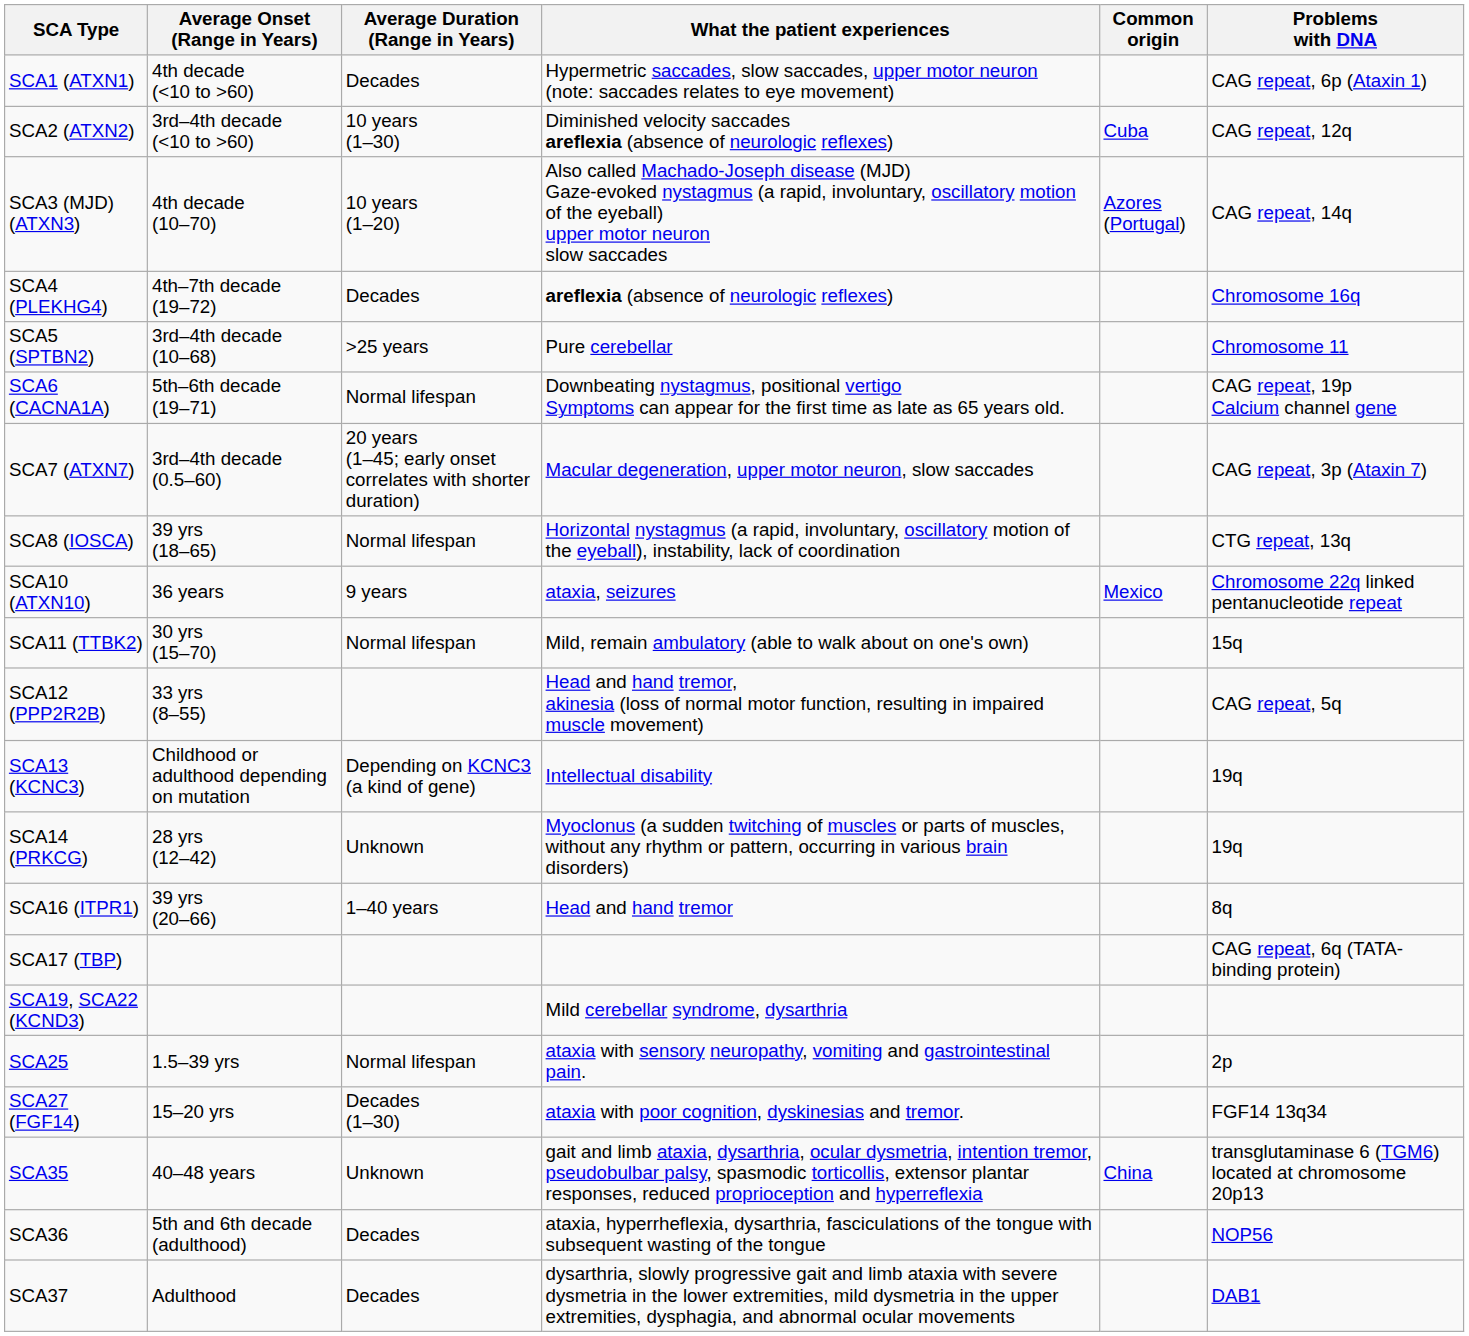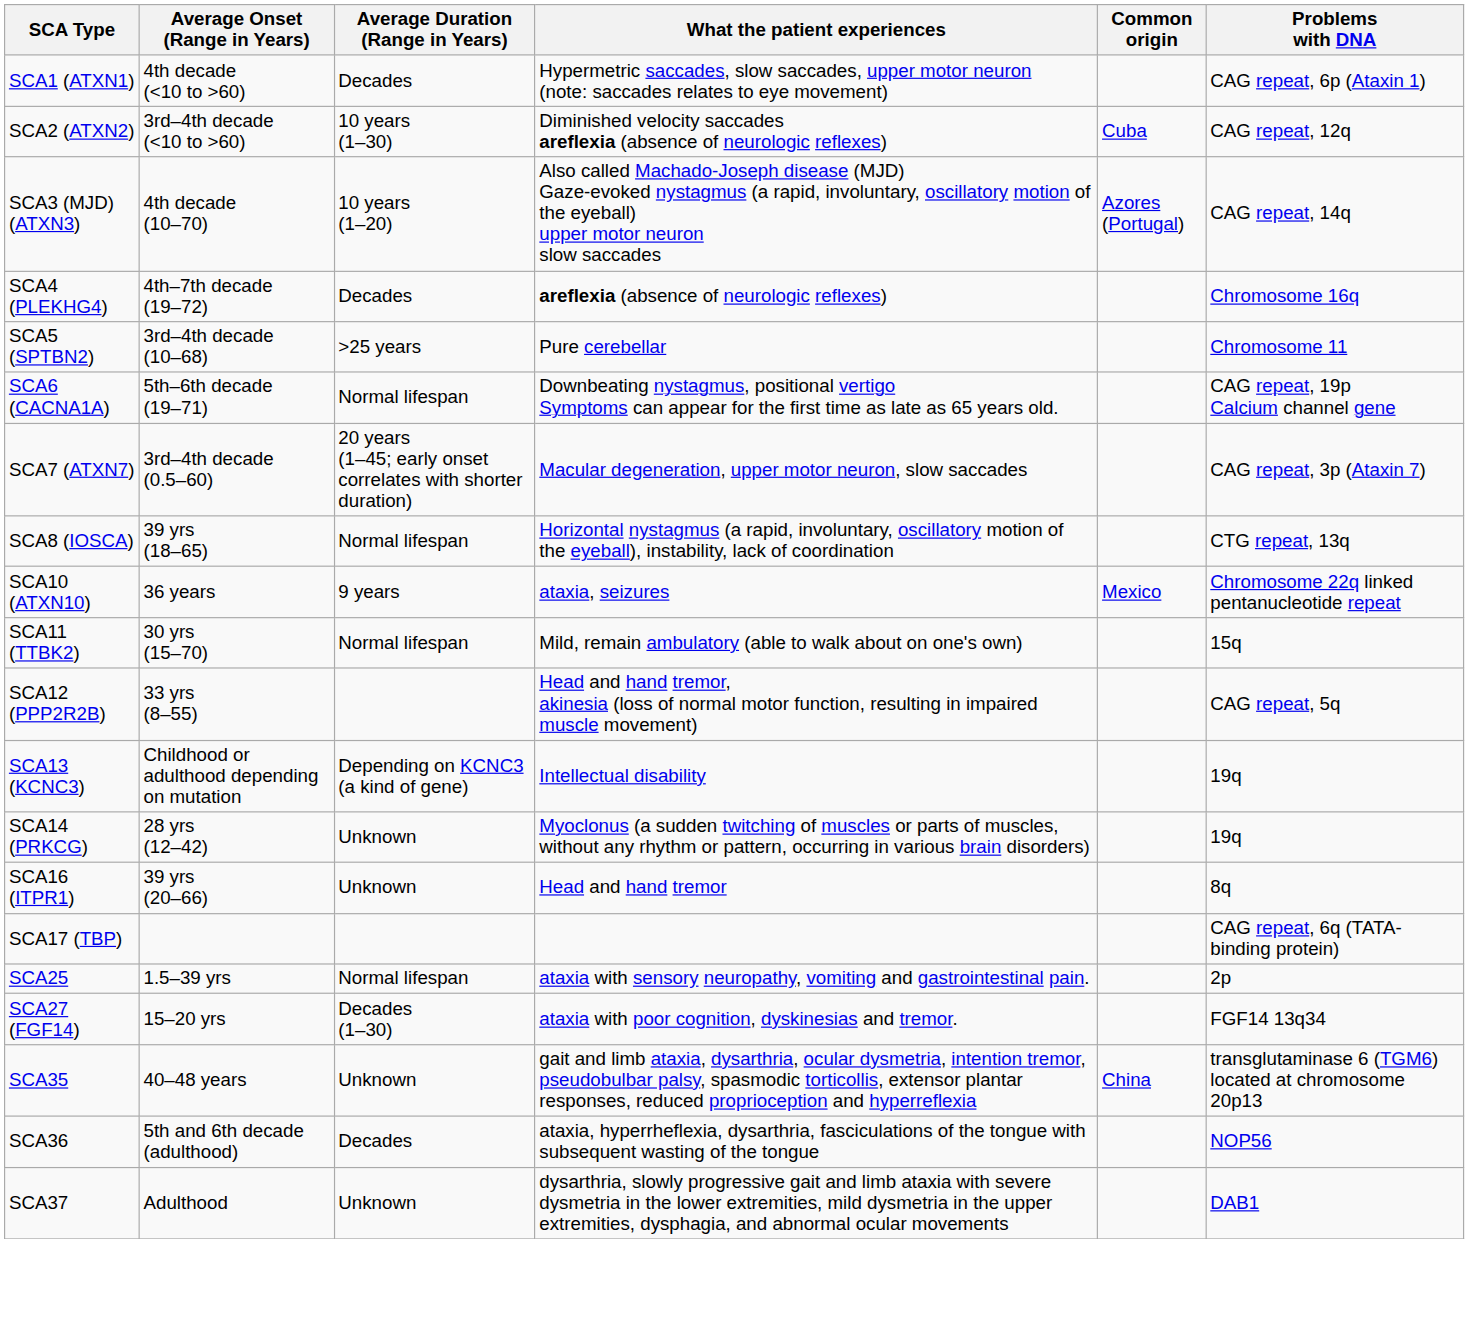(392, 908) 1–40 years -> (377, 887) Unknown
- row: (73, 1010)
(383, 1295) Decades -> (377, 1202) Unknown
